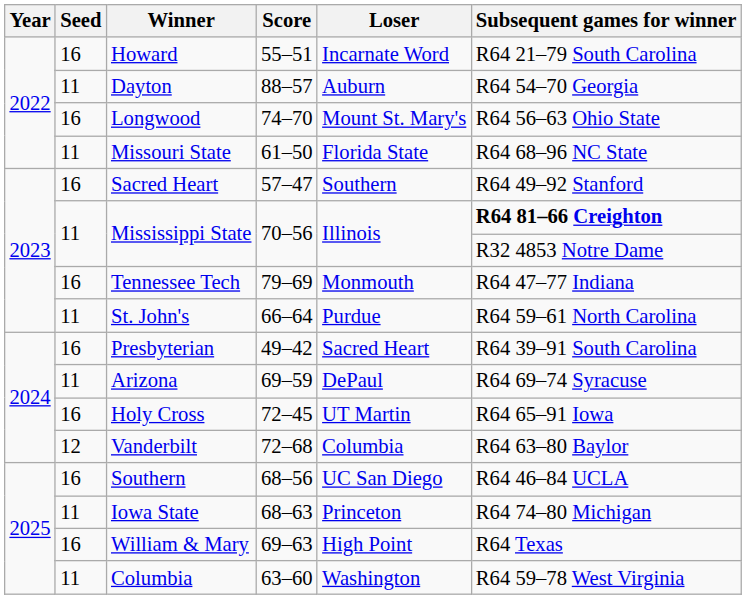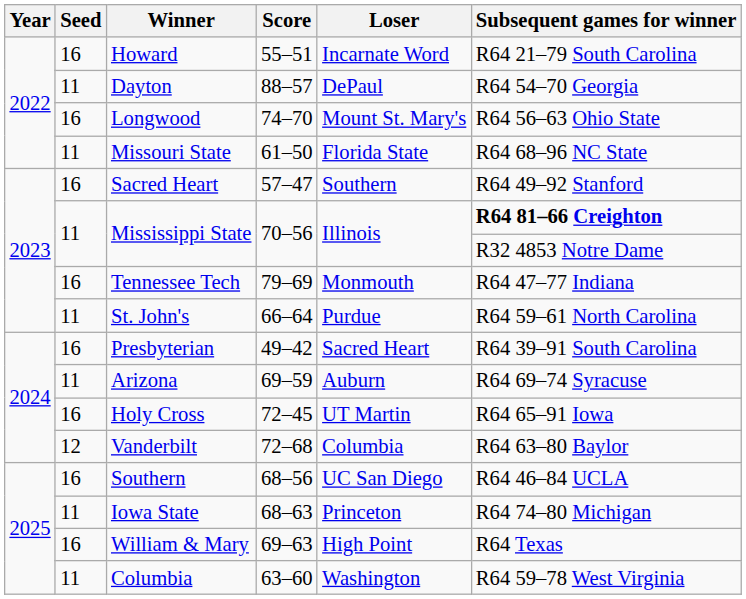(354, 86) Auburn -> (352, 86) DePaul
(352, 380) DePaul -> (354, 380) Auburn
